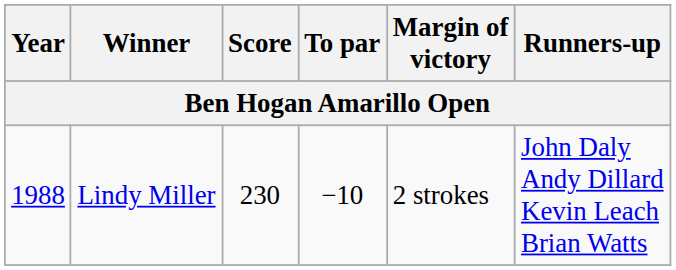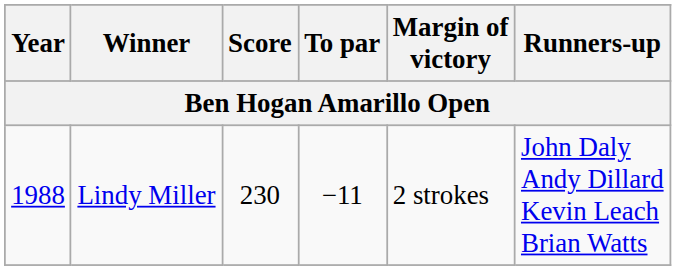(342, 195) −10 -> (342, 195) −11
